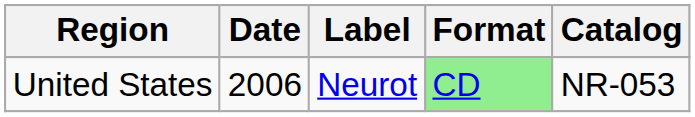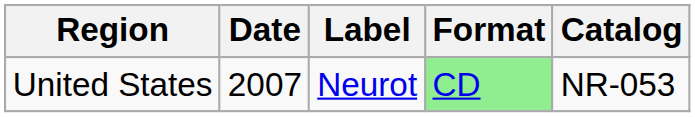(265, 83) 2006 -> (265, 83) 2007
